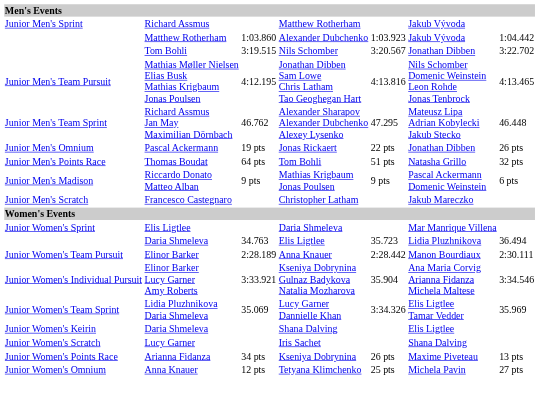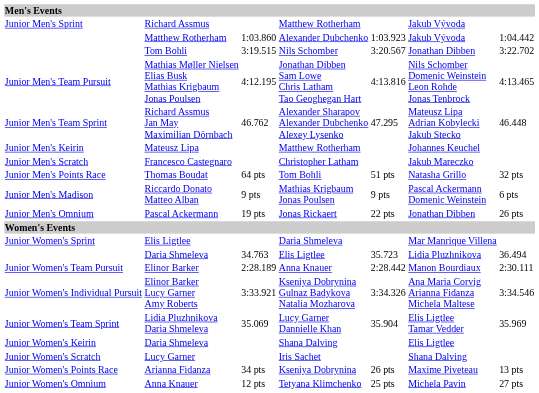+ row: (172, 148)
rows swapped: (188, 200) <-> (181, 148)
(384, 279) 35.904 -> (388, 293) 3:34.326
(388, 310) 3:34.326 -> (384, 323) 35.904
